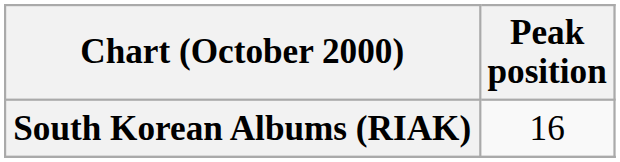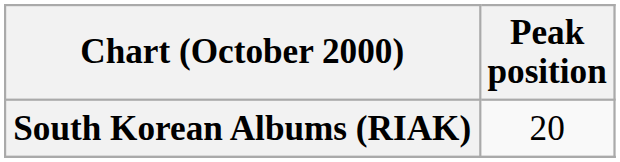(547, 127) 16 -> (547, 127) 20
